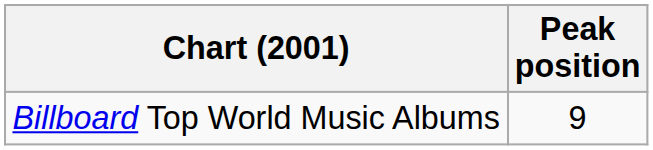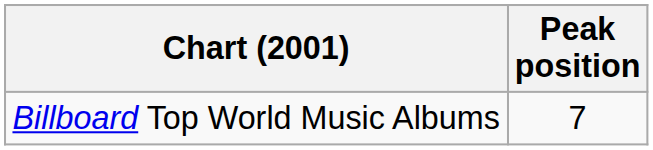(578, 117) 9 -> (578, 117) 7
